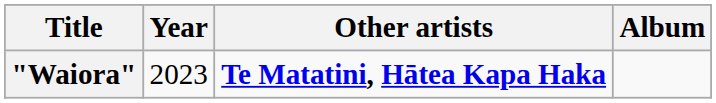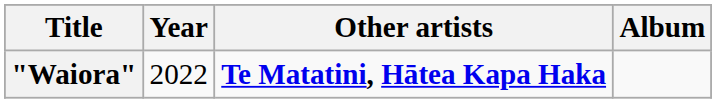(179, 73) 2023 -> (179, 73) 2022
